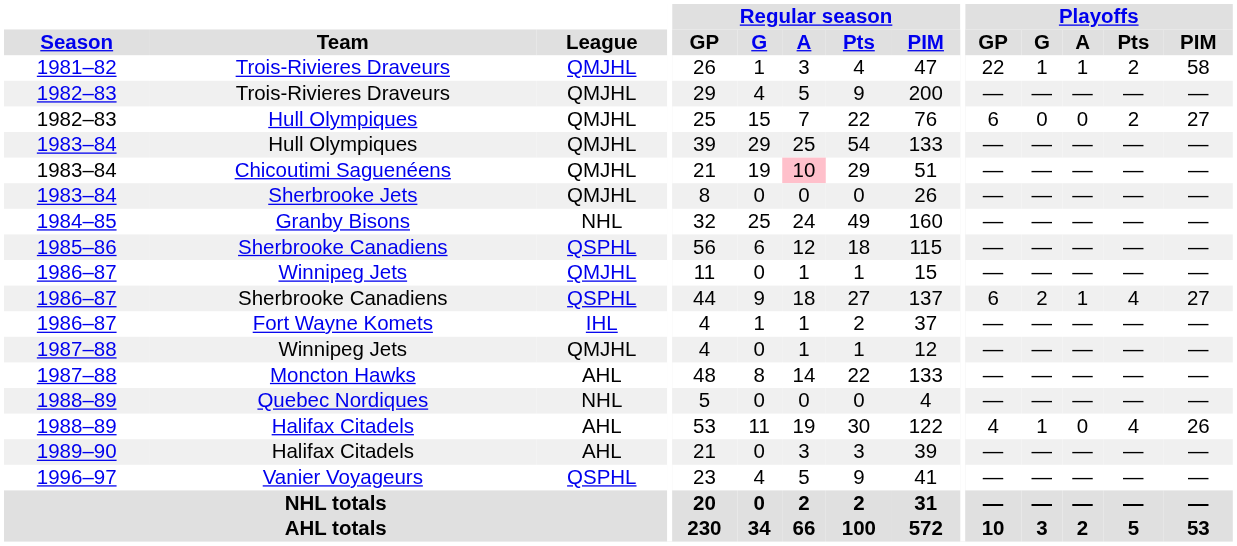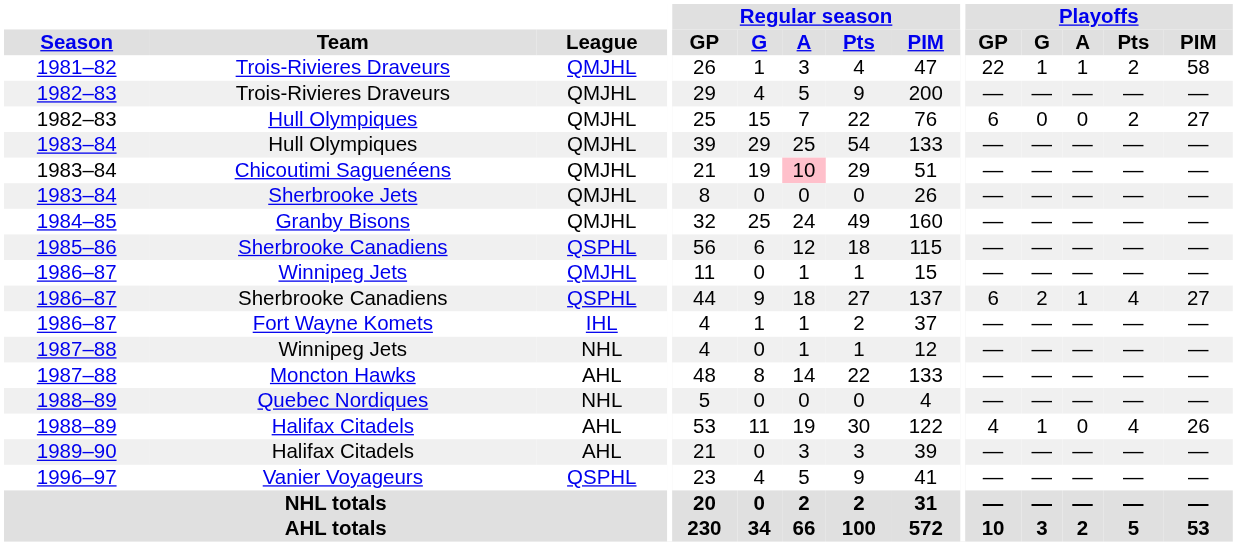(602, 221) NHL -> (602, 221) QMJHL
(602, 349) QMJHL -> (602, 349) NHL
